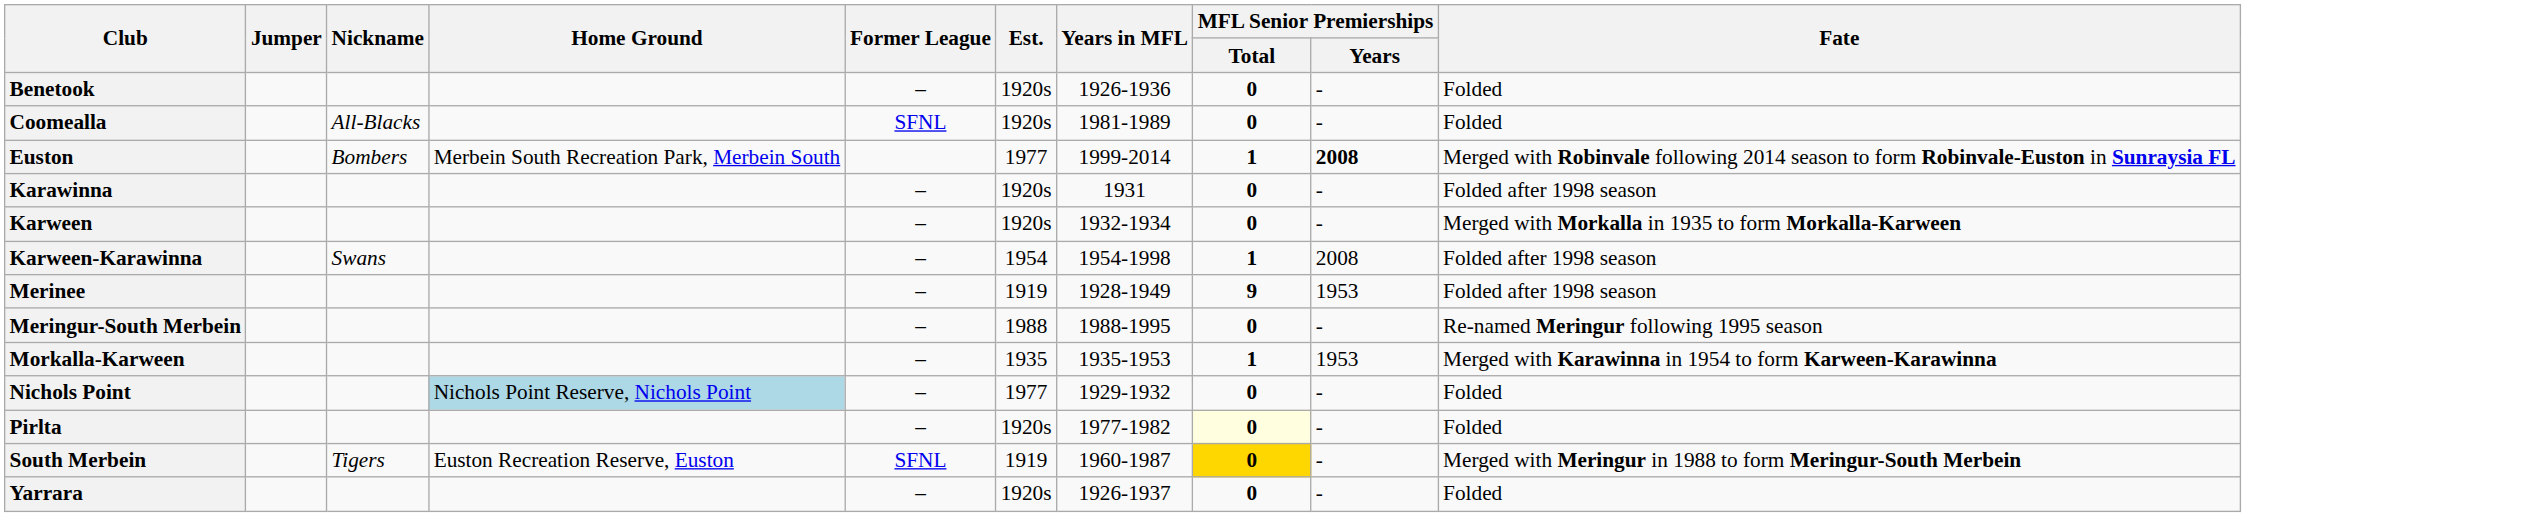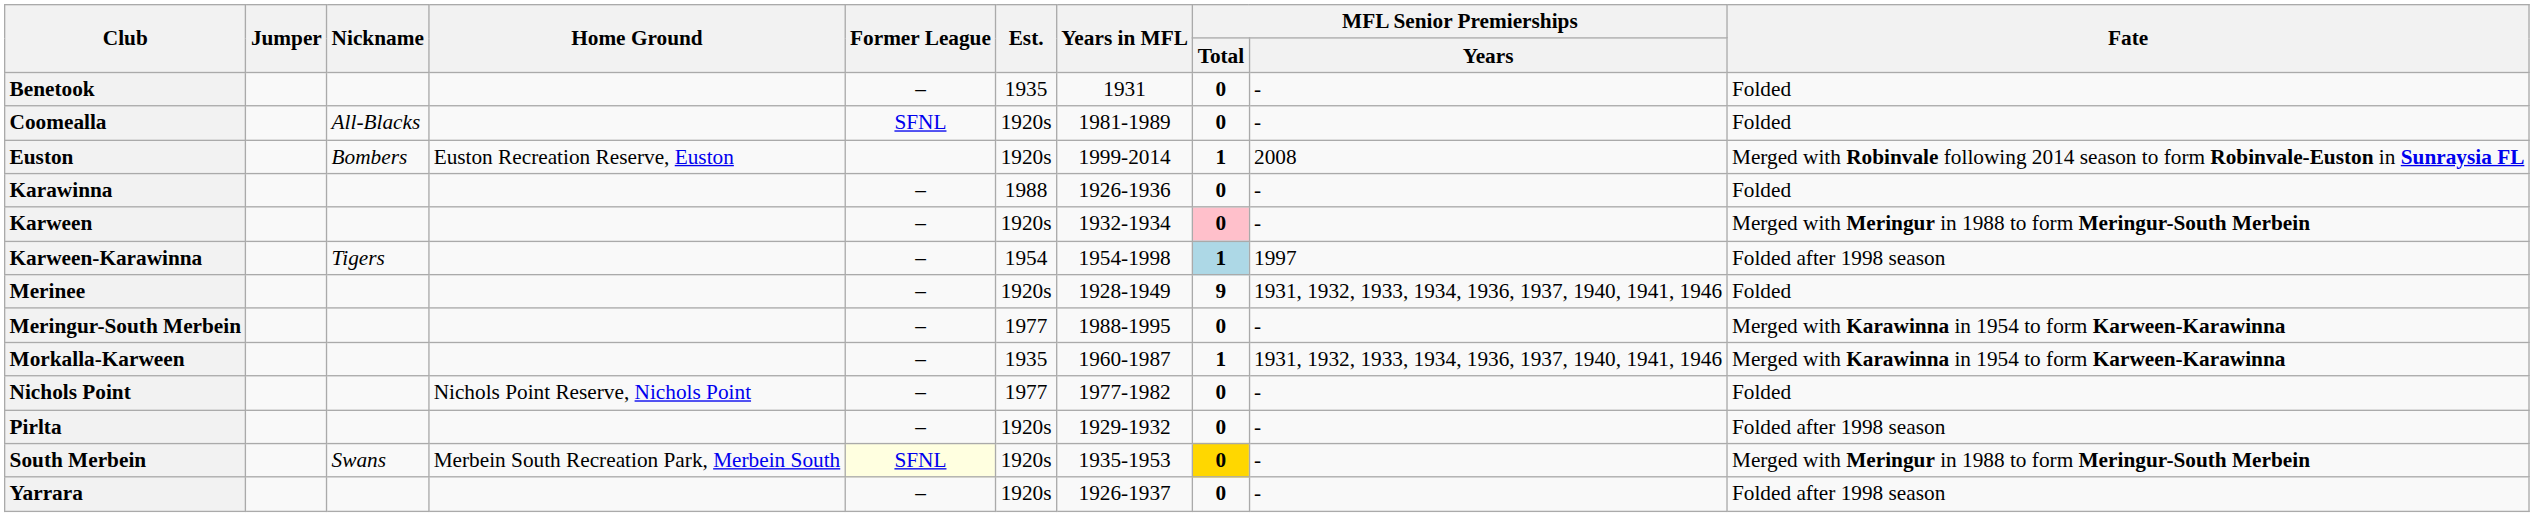(1026, 88) 1920s -> (1026, 88) 1935
(1125, 88) 1926-1936 -> (1125, 88) 1931
(637, 156) Merbein South Recreation Park, Merbein South -> (584, 156) Euston Recreation Reserve, Euston
(1026, 156) 1977 -> (1026, 156) 1920s
(1337, 156) bold -> (1275, 156) normal
(1026, 190) 1920s -> (1026, 190) 1988
(1125, 190) 1931 -> (1125, 190) 1926-1936
(1550, 190) Folded after 1998 season -> (1762, 190) Folded
(1252, 223) no background -> (1221, 223) pink background
(1702, 223) Merged with Morkalla in 1935 to form Morkalla-Karween -> (2021, 223) Merged with Meringur in 1988 to form Meringur-South Merbein
(359, 257) Swans -> (358, 257) Tigers
(1252, 257) no background -> (1221, 257) lightblue background
(1337, 257) 2008 -> (1275, 257) 1997
(1026, 291) 1919 -> (1026, 291) 1920s
(1337, 291) 1953 -> (1488, 291) 1931, 1932, 1933, 1934, 1936, 1937, 1940, 1941, 1946
(1550, 291) Folded after 1998 season -> (1762, 291) Folded
(1026, 325) 1988 -> (1026, 325) 1977
(1633, 325) Re-named Meringur following 1995 season -> (2009, 325) Merged with Karawinna in 1954 to form Karween-Karawinna
(1125, 358) 1935-1953 -> (1125, 358) 1960-1987
(1337, 358) 1953 -> (1488, 358) 1931, 1932, 1933, 1934, 1936, 1937, 1940, 1941, 1946
(592, 392) lightblue background -> (592, 392) no background
(1125, 392) 1929-1932 -> (1125, 392) 1977-1982
(1125, 426) 1977-1982 -> (1125, 426) 1929-1932
(1252, 426) lightyellow background -> (1221, 426) no background
(1473, 426) Folded -> (1839, 426) Folded after 1998 season
(358, 460) Tigers -> (359, 460) Swans
(584, 460) Euston Recreation Reserve, Euston -> (637, 460) Merbein South Recreation Park, Merbein South
(920, 460) no background -> (920, 460) lightyellow background
(1026, 460) 1919 -> (1026, 460) 1920s
(1125, 460) 1960-1987 -> (1125, 460) 1935-1953
(1473, 493) Folded -> (1839, 493) Folded after 1998 season
